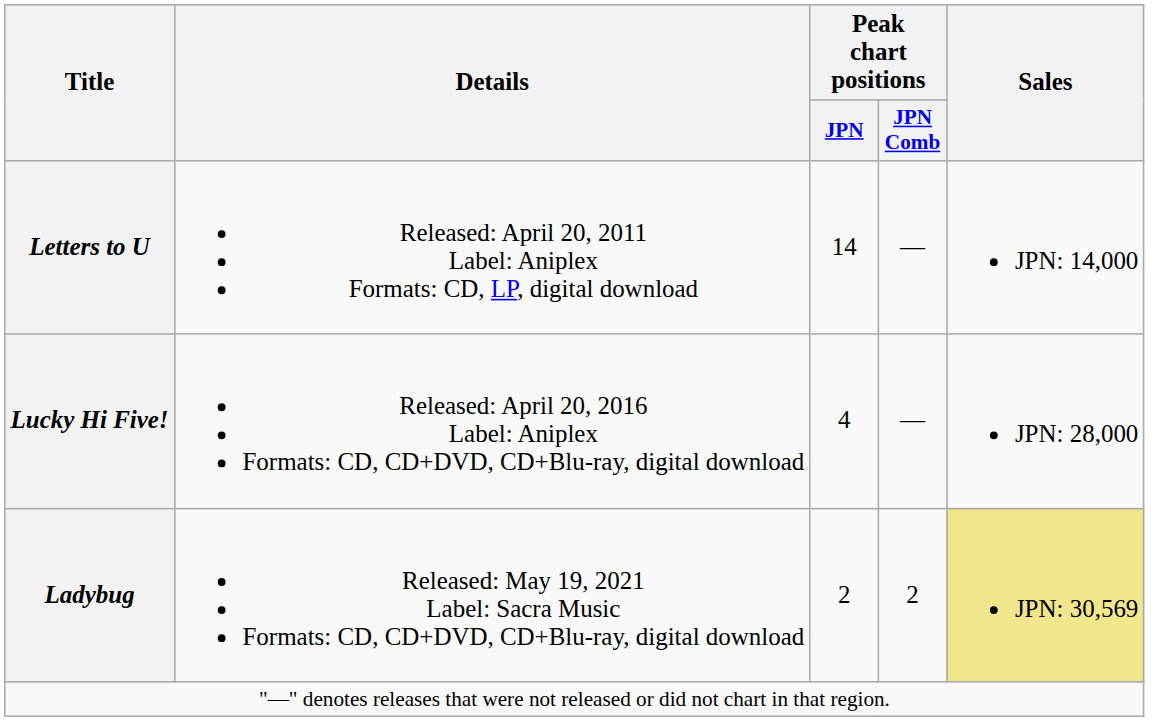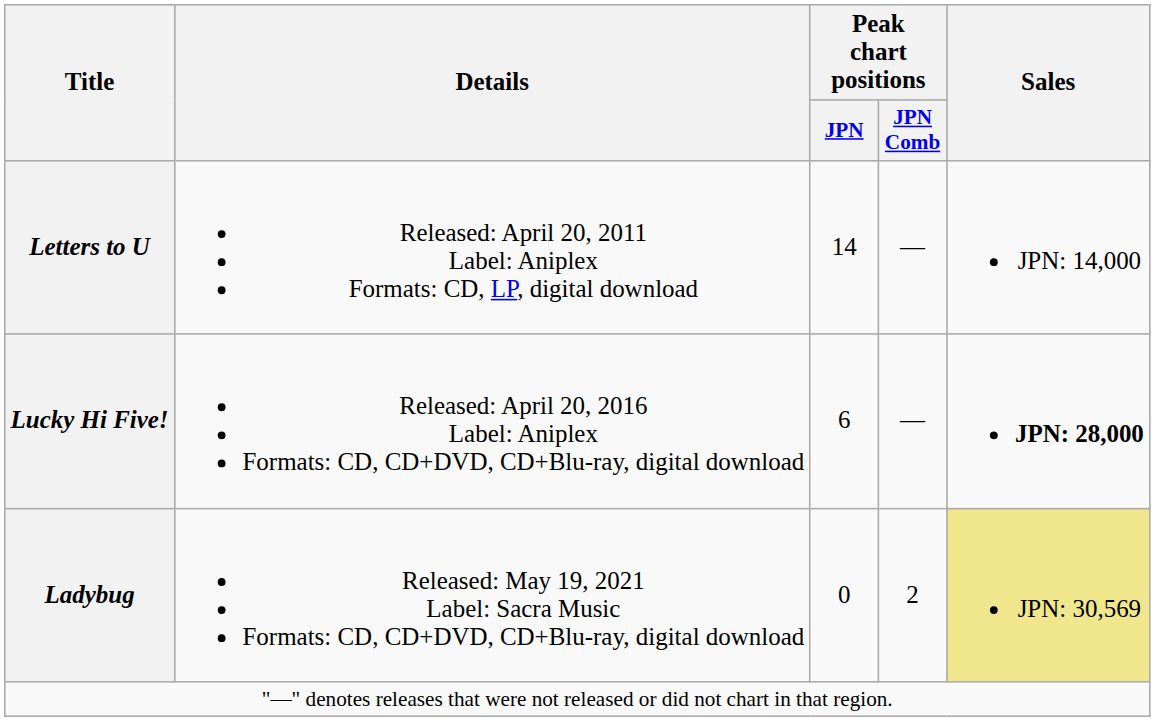(844, 420) 4 -> (844, 420) 6
(1045, 435) normal -> (1048, 435) bold
(844, 594) 2 -> (844, 594) 0
